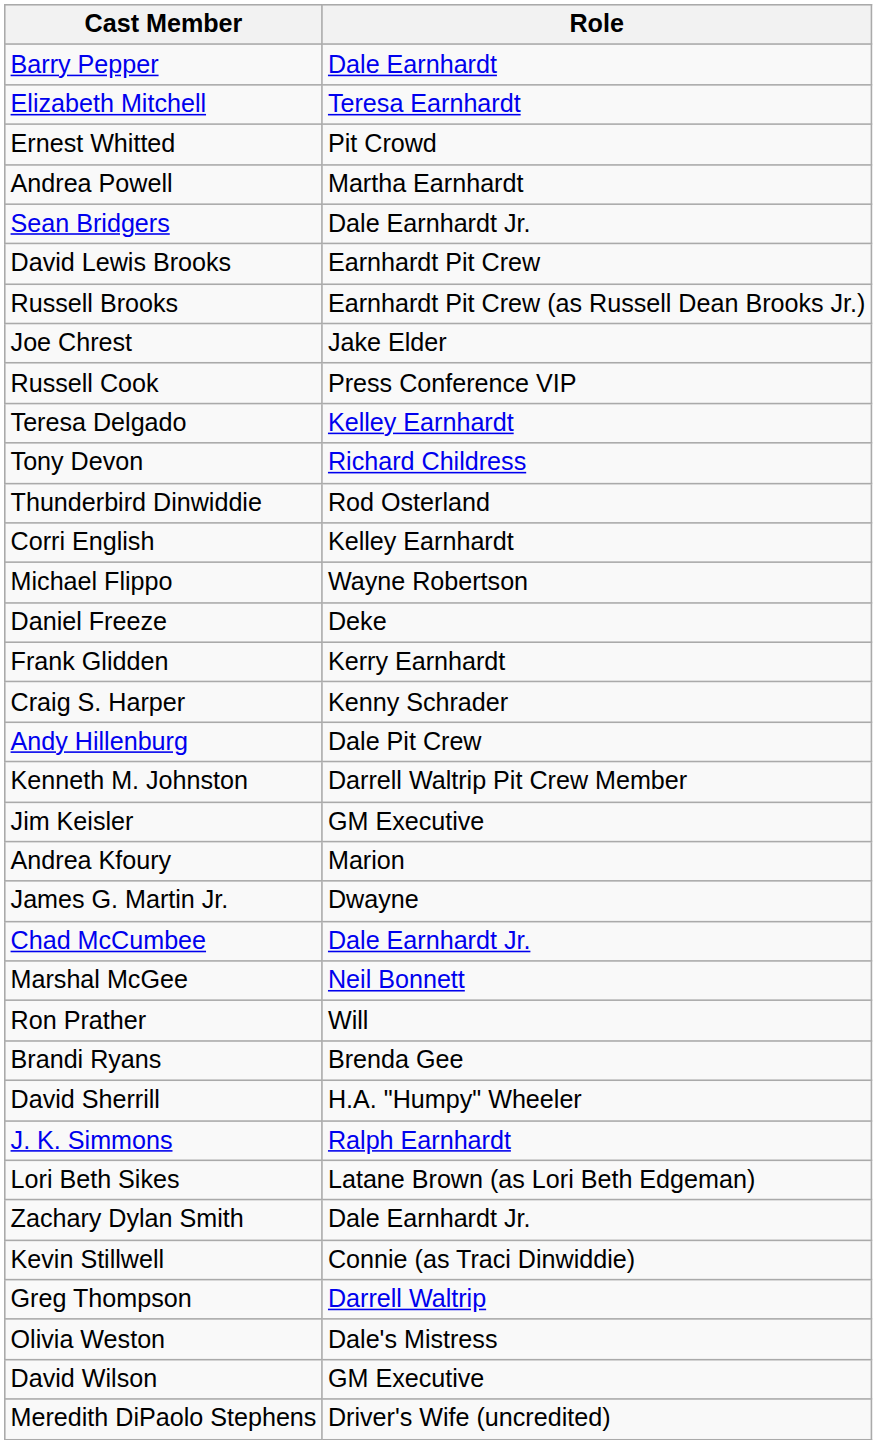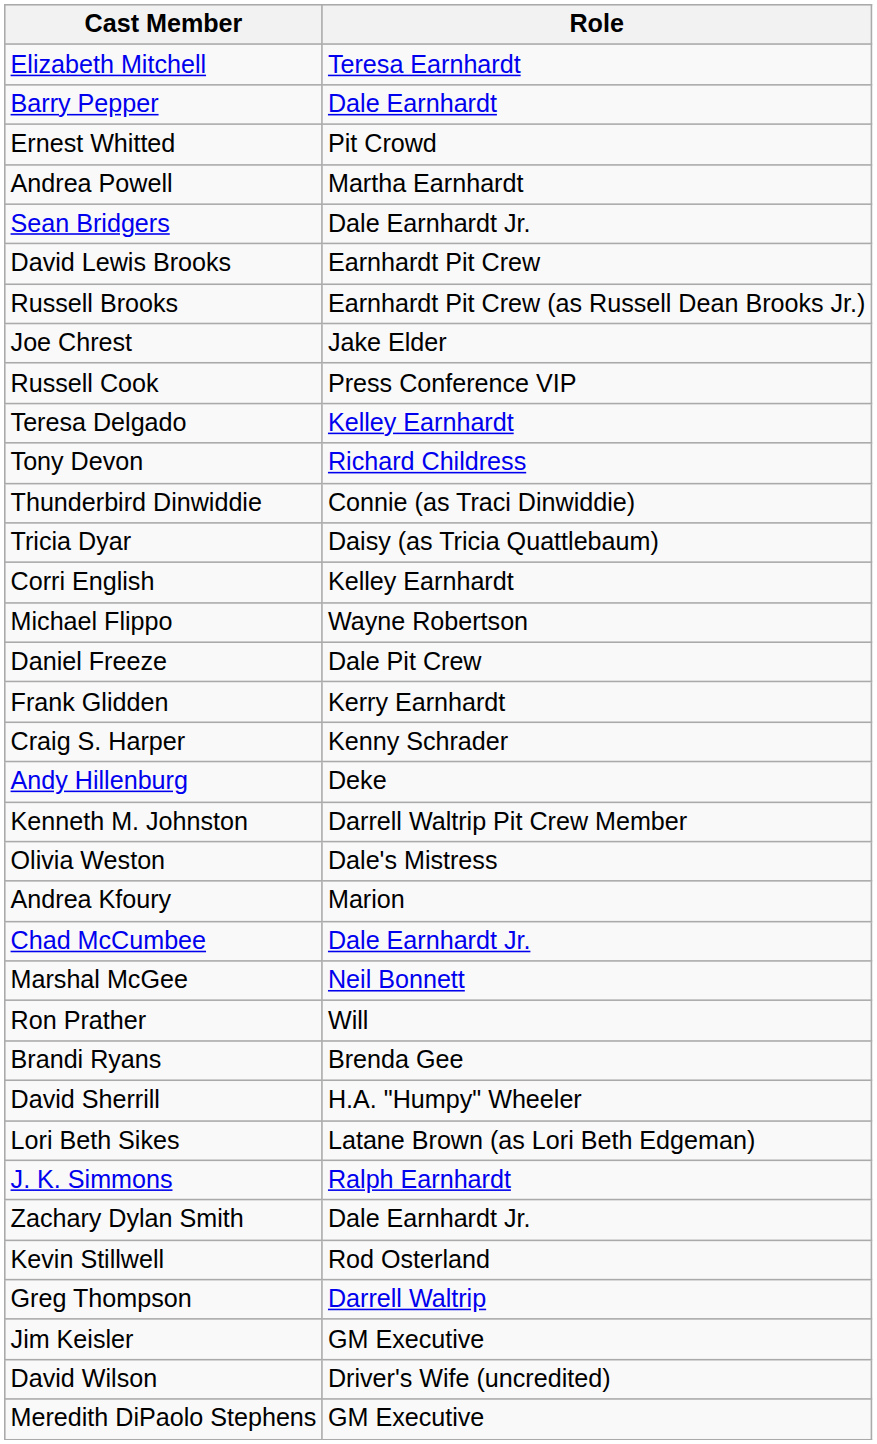rows swapped: (85, 64) <-> (108, 104)
(409, 502) Rod Osterland -> (482, 502) Connie (as Traci Dinwiddie)
+ row: (71, 542)
(357, 622) Deke -> (405, 661) Dale Pit Crew
(405, 741) Dale Pit Crew -> (357, 781) Deke
rows swapped: (72, 821) <-> (88, 1339)
- row: (119, 900)
rows swapped: (95, 1179) <-> (92, 1139)
(482, 1259) Connie (as Traci Dinwiddie) -> (409, 1259) Rod Osterland
(406, 1378) GM Executive -> (469, 1378) Driver's Wife (uncredited)
(469, 1418) Driver's Wife (uncredited) -> (406, 1418) GM Executive
